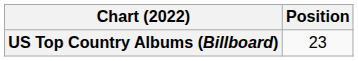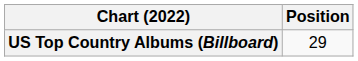(318, 42) 23 -> (318, 42) 29
